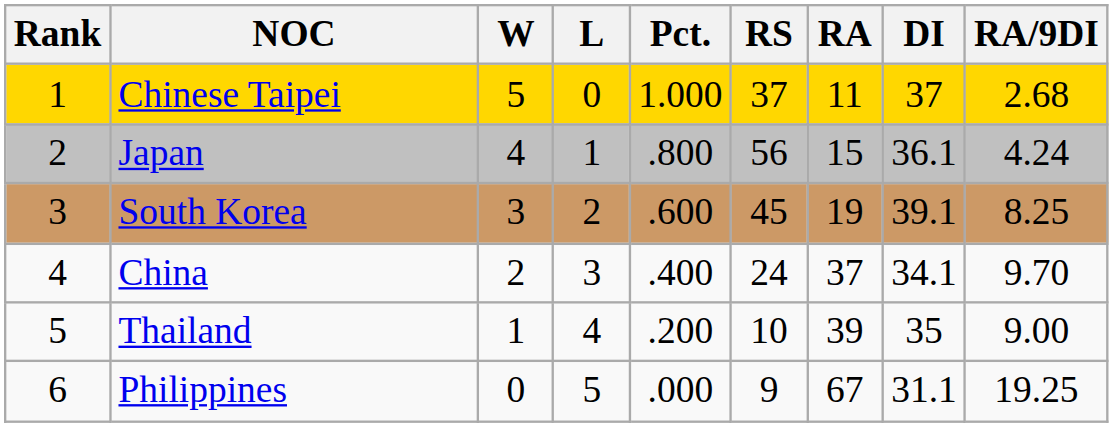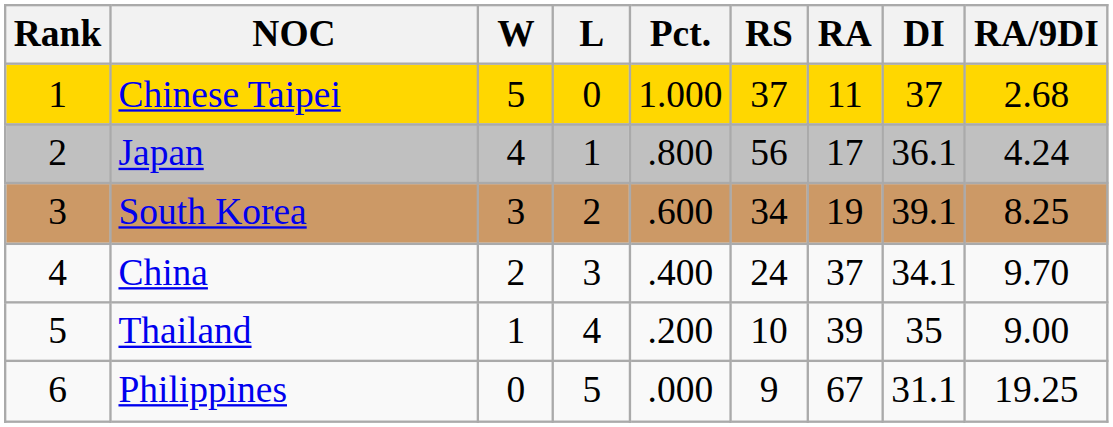(845, 152) 15 -> (845, 152) 17
(769, 212) 45 -> (769, 212) 34
